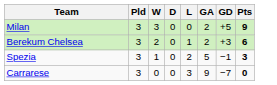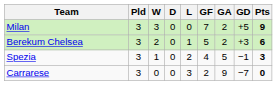+ column: (206, 12)
